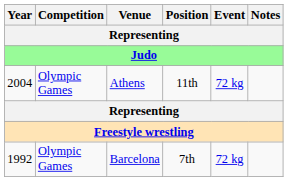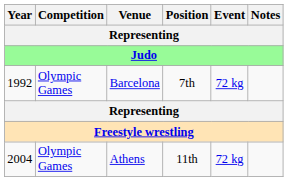rows swapped: (20, 159) <-> (20, 83)
